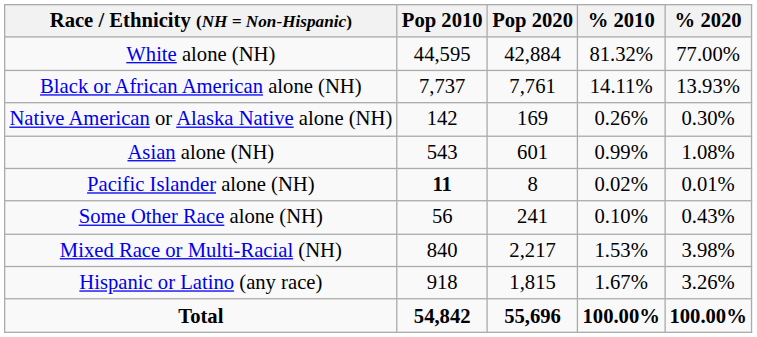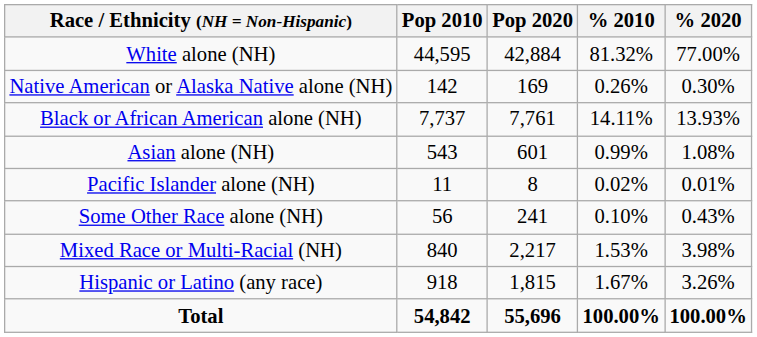rows swapped: (201, 86) <-> (201, 119)
(442, 184) bold -> (442, 184) normal
